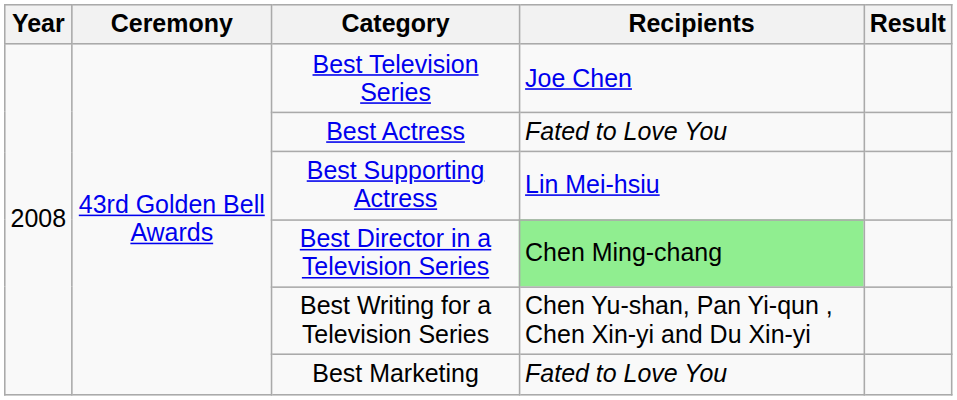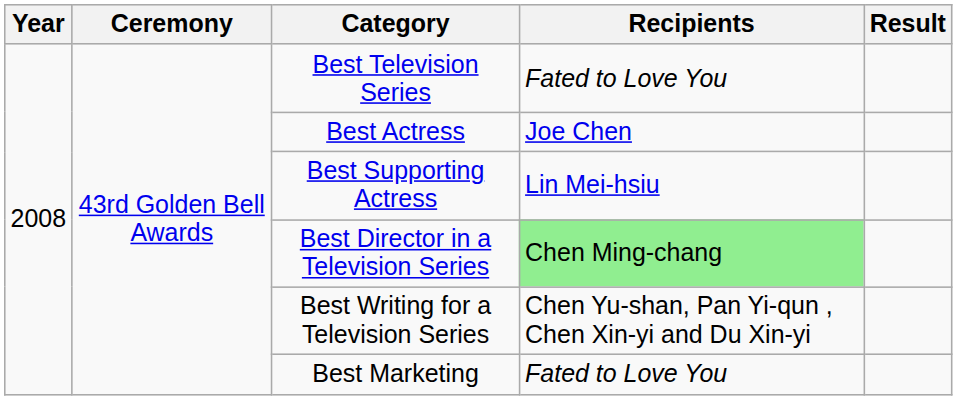(579, 77) Joe Chen -> (626, 77) Fated to Love You
(626, 131) Fated to Love You -> (579, 131) Joe Chen
